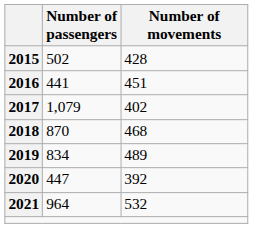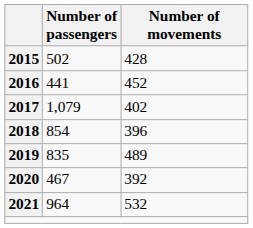(136, 82) 451 -> (136, 82) 452
(58, 131) 870 -> (58, 131) 854
(136, 131) 468 -> (136, 131) 396
(58, 155) 834 -> (58, 155) 835
(58, 180) 447 -> (58, 180) 467
